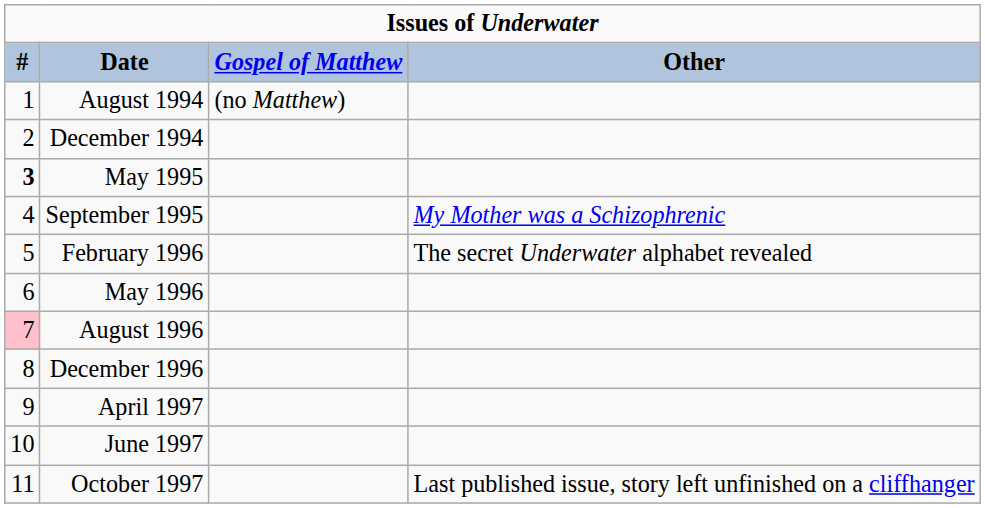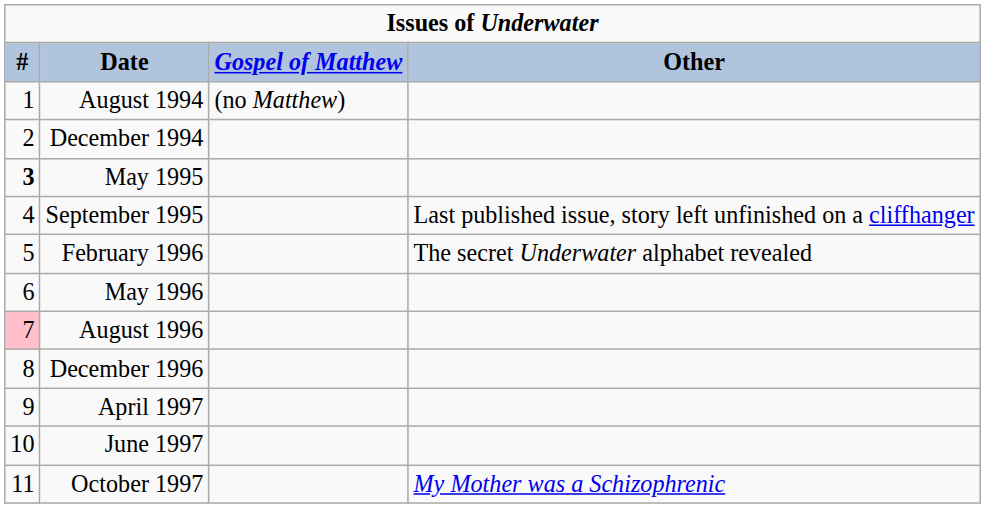(569, 215) My Mother was a Schizophrenic -> (694, 215) Last published issue, story left unfinished on a cliffhanger
(694, 483) Last published issue, story left unfinished on a cliffhanger -> (569, 483) My Mother was a Schizophrenic
